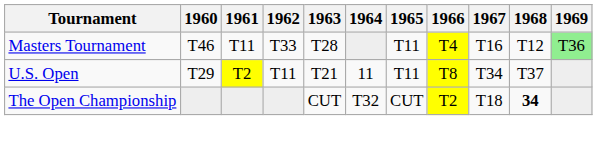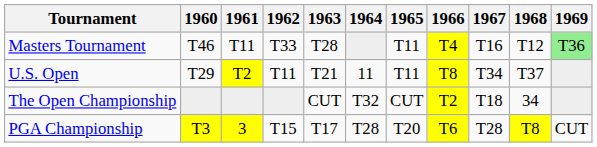(530, 101) bold -> (530, 101) normal
+ row: (76, 128)
